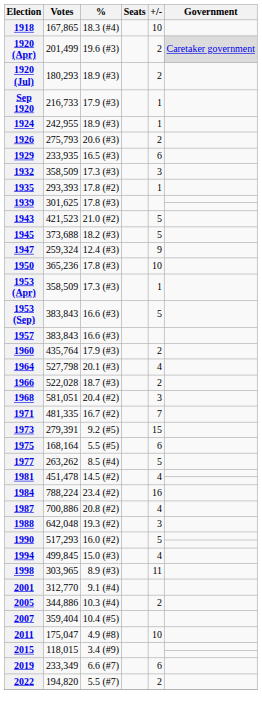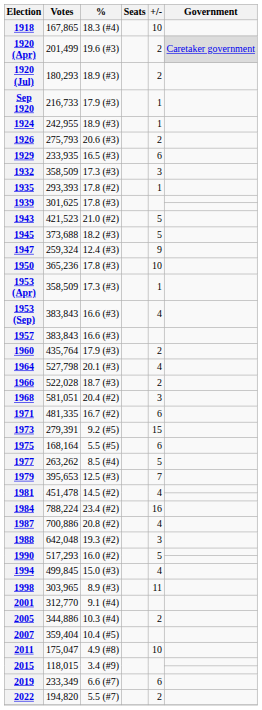(159, 314) 5 -> (159, 314) 4
(159, 414) 7 -> (159, 414) 6
+ row: (24, 477)
